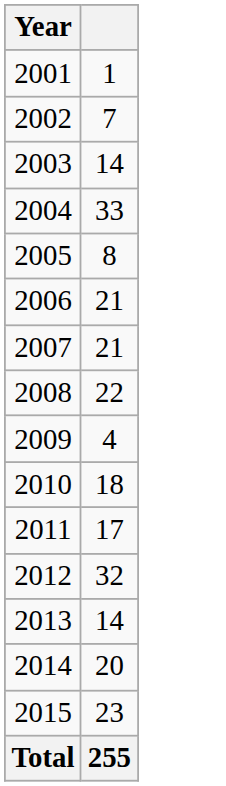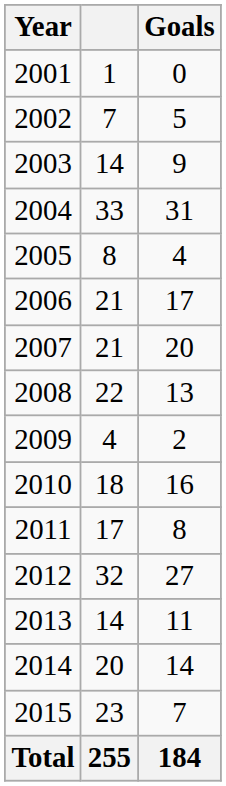+ column: (179, 27)
